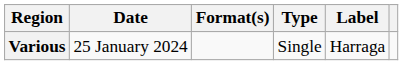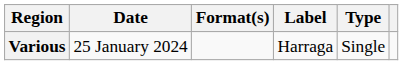columns swapped: (357, 18) <-> (300, 18)
